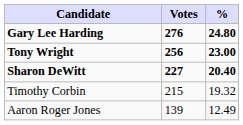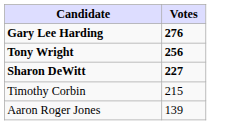- column: (222, 14)
